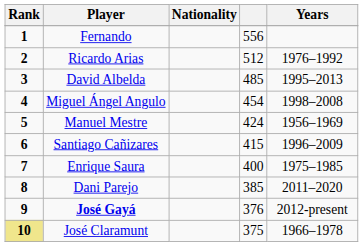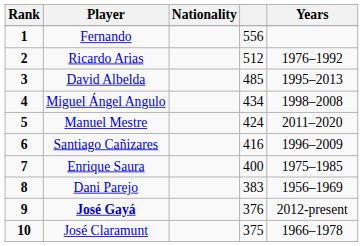(253, 101) 454 -> (253, 101) 434
(312, 123) 1956–1969 -> (312, 123) 2011–2020
(253, 144) 415 -> (253, 144) 416
(253, 187) 385 -> (253, 187) 383
(312, 187) 2011–2020 -> (312, 187) 1956–1969
(24, 230) khaki background -> (24, 230) no background
